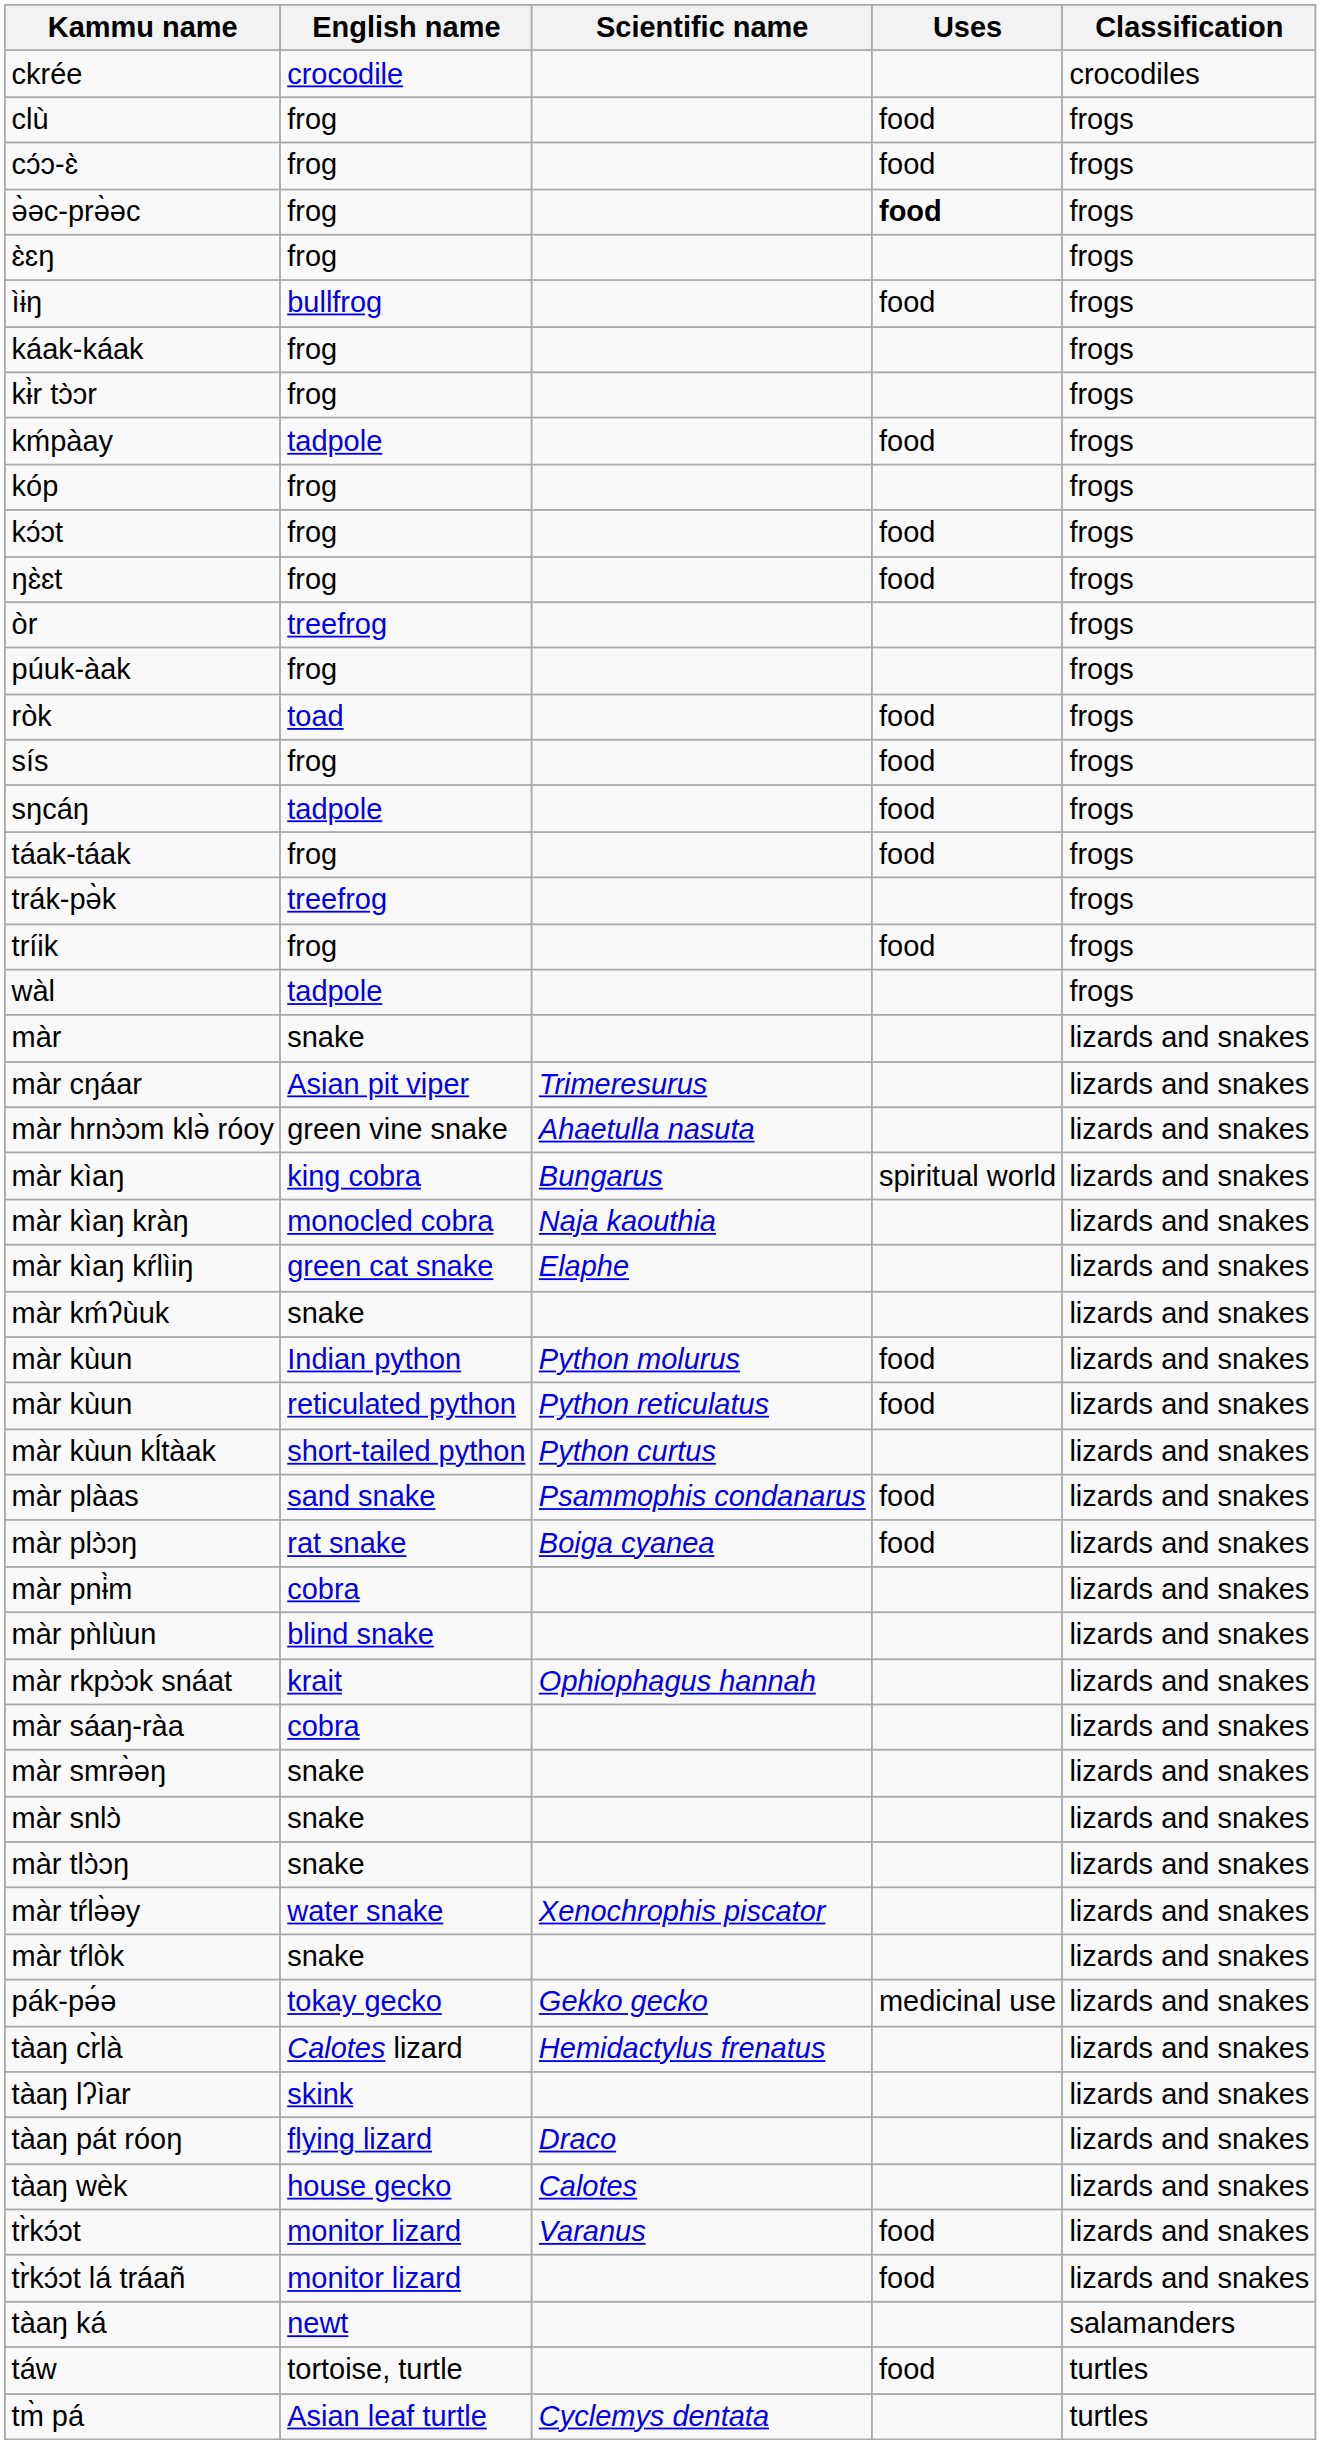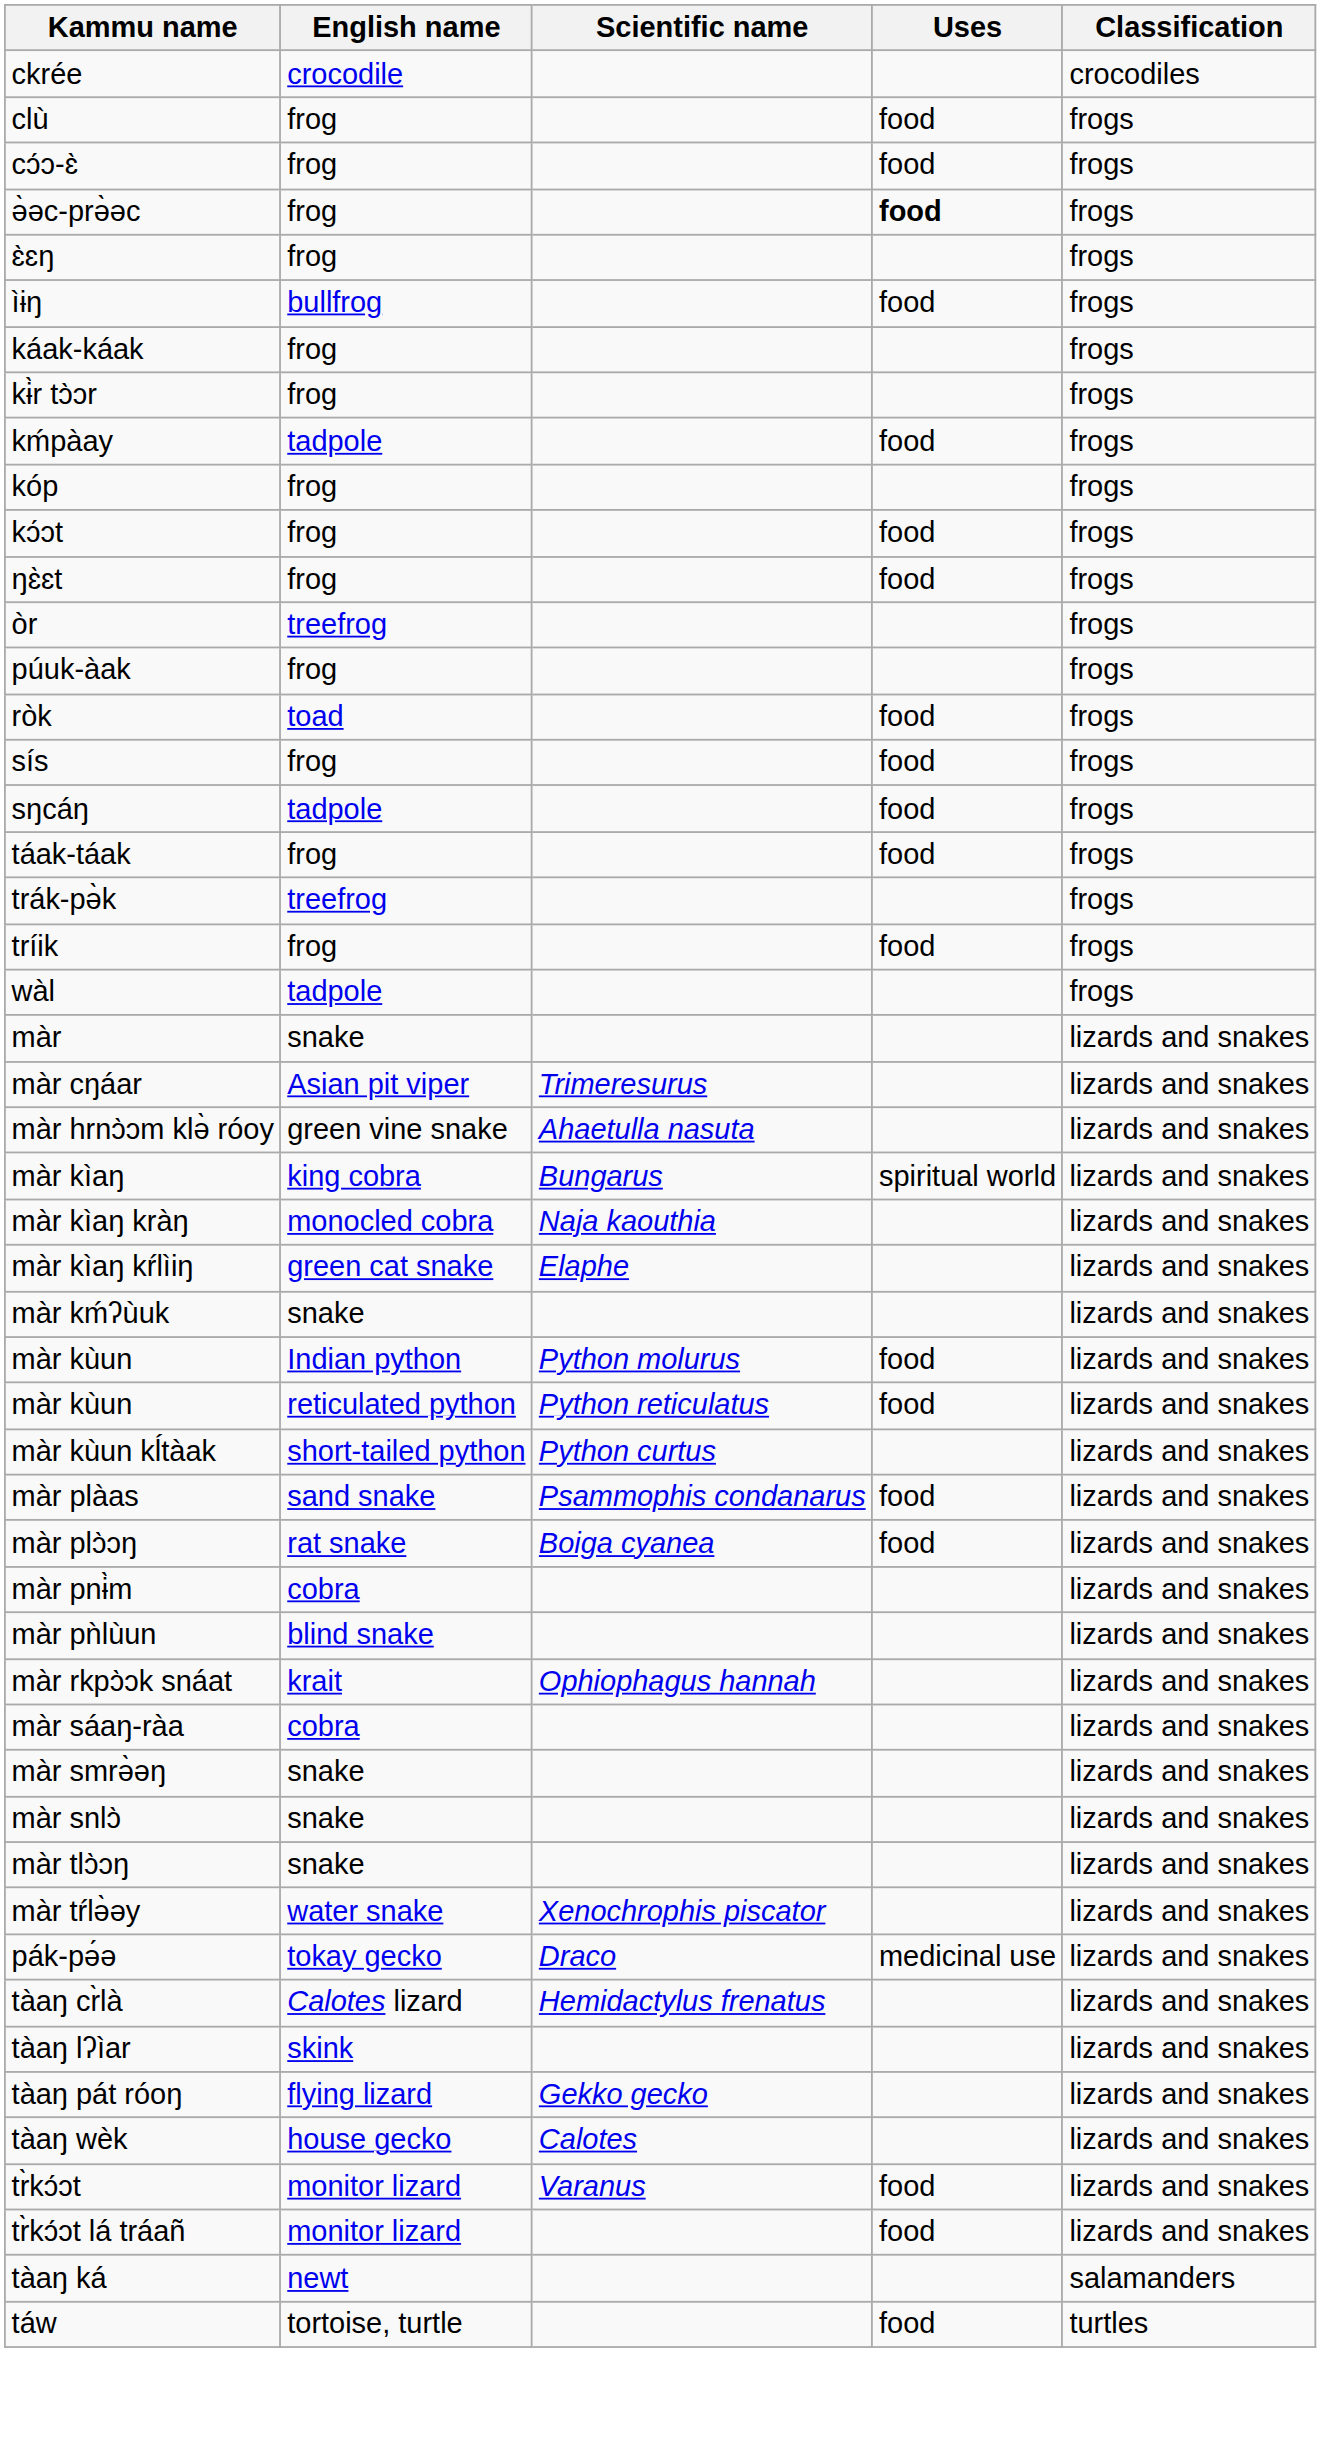- row: (68, 1956)
(623, 2002) Gekko gecko -> (577, 1956) Draco
(577, 2140) Draco -> (623, 2094) Gekko gecko
- row: (48, 2415)
